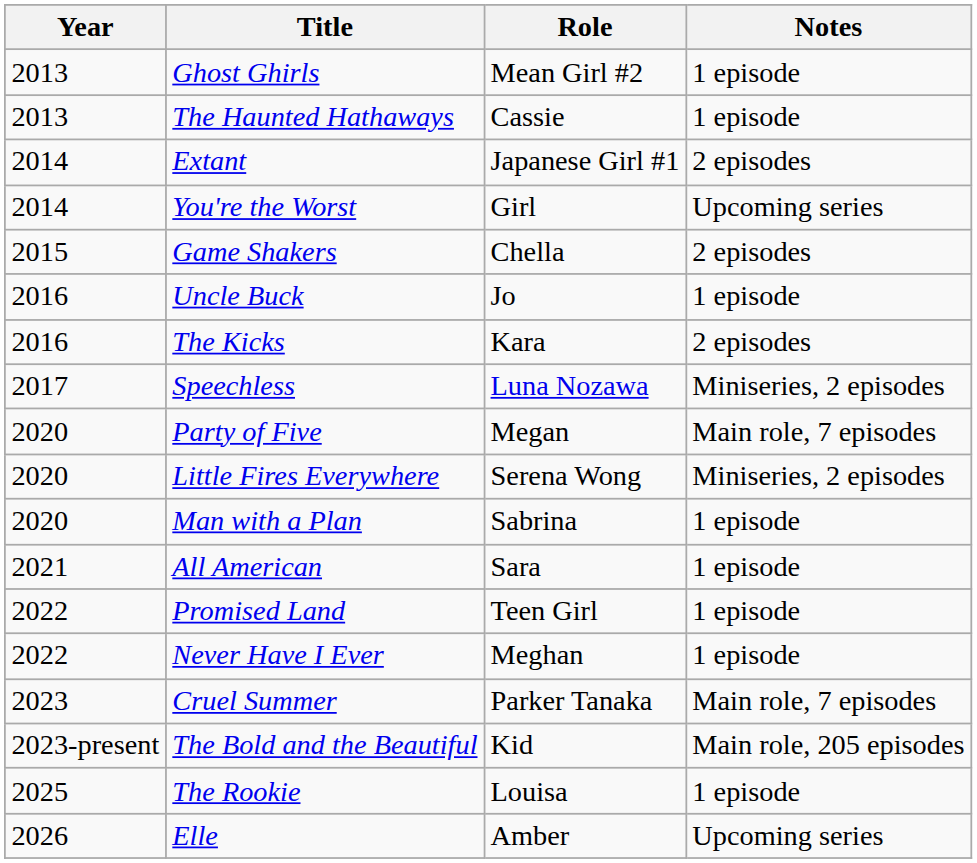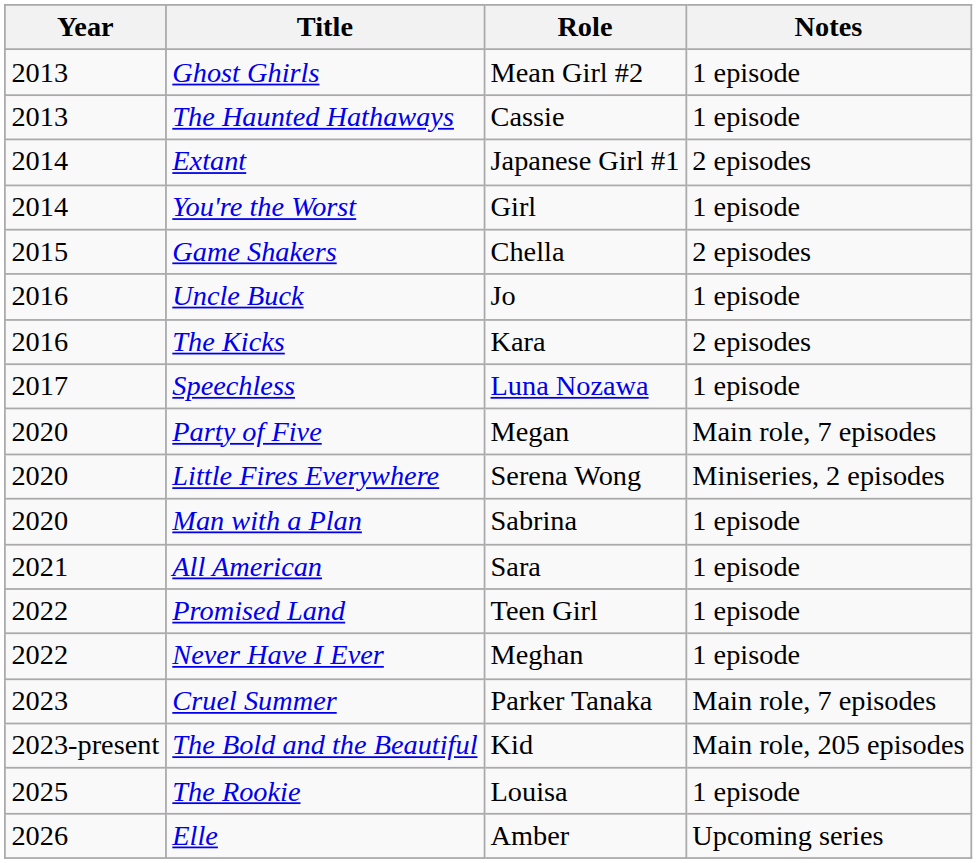(788, 206) Upcoming series -> (746, 206) 1 episode
(819, 386) Miniseries, 2 episodes -> (746, 386) 1 episode
